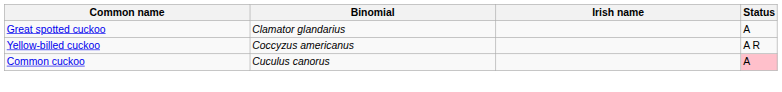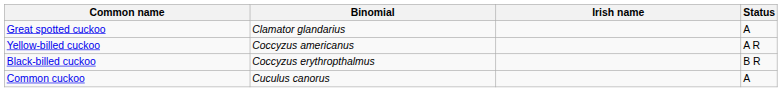+ row: (51, 62)
(747, 62) pink background -> (747, 78) no background
